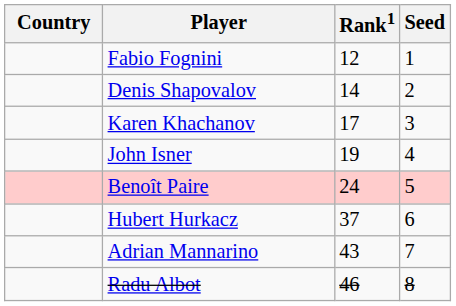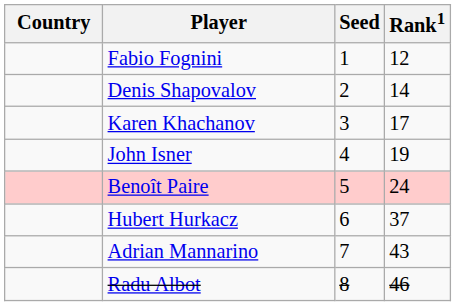columns swapped: (367, 23) <-> (425, 23)
